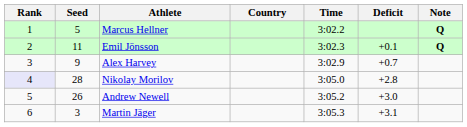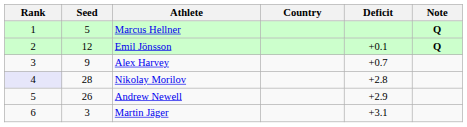- column: (331, 12)
(77, 46) 11 -> (87, 46) 12
(388, 96) +3.0 -> (378, 96) +2.9
